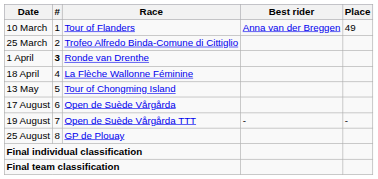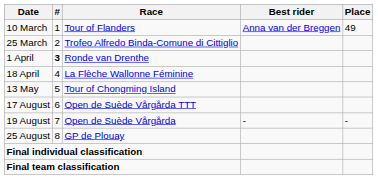(120, 105) Open de Suède Vårgårda -> (130, 105) Open de Suède Vårgårda TTT
(130, 120) Open de Suède Vårgårda TTT -> (120, 120) Open de Suède Vårgårda
